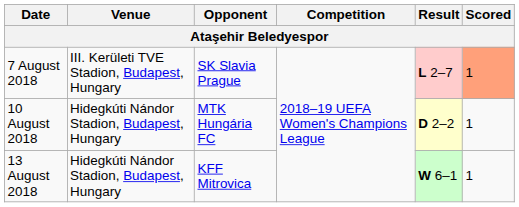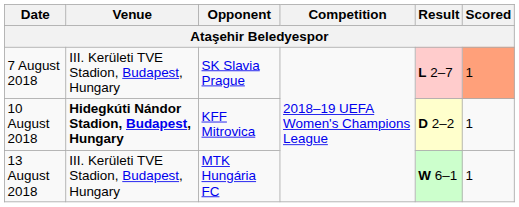(127, 124) normal -> (130, 124) bold
(225, 124) MTK Hungária FC -> (228, 124) KFF Mitrovica
(127, 176) Hidegkúti Nándor Stadion, Budapest, Hungary -> (126, 176) III. Kerületi TVE Stadion, Budapest, Hungary
(224, 176) KFF Mitrovica -> (229, 176) MTK Hungária FC
